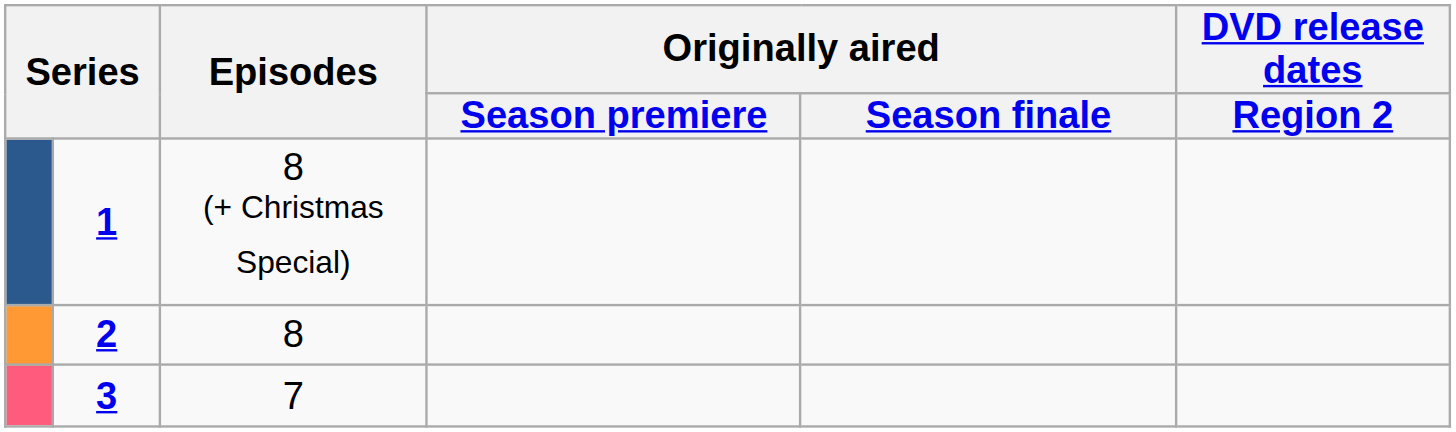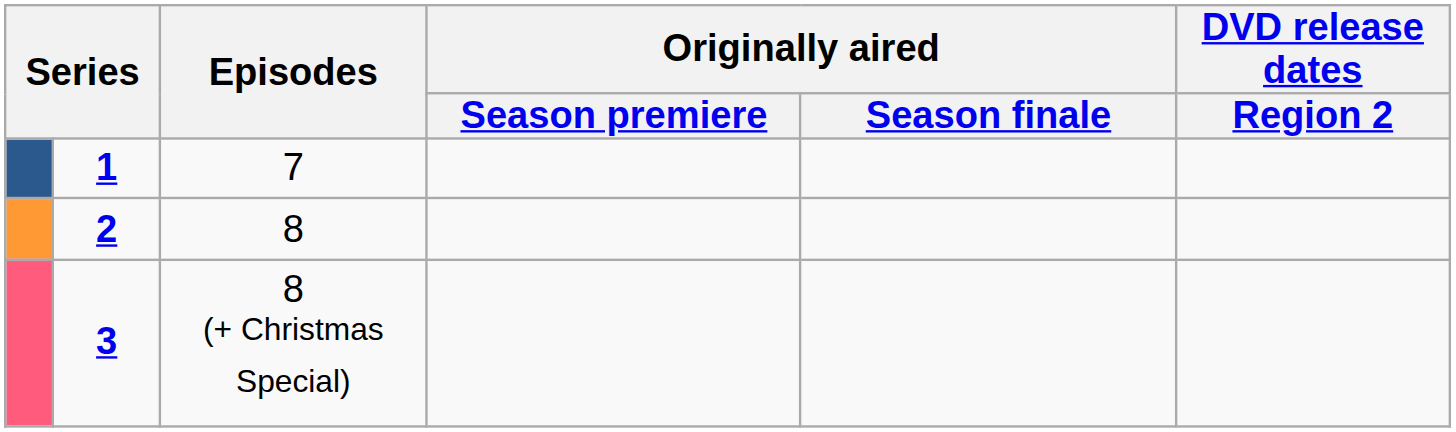(293, 213) 8 (+ Christmas Special) -> (293, 167) 7
(293, 395) 7 -> (293, 334) 8 (+ Christmas Special)
